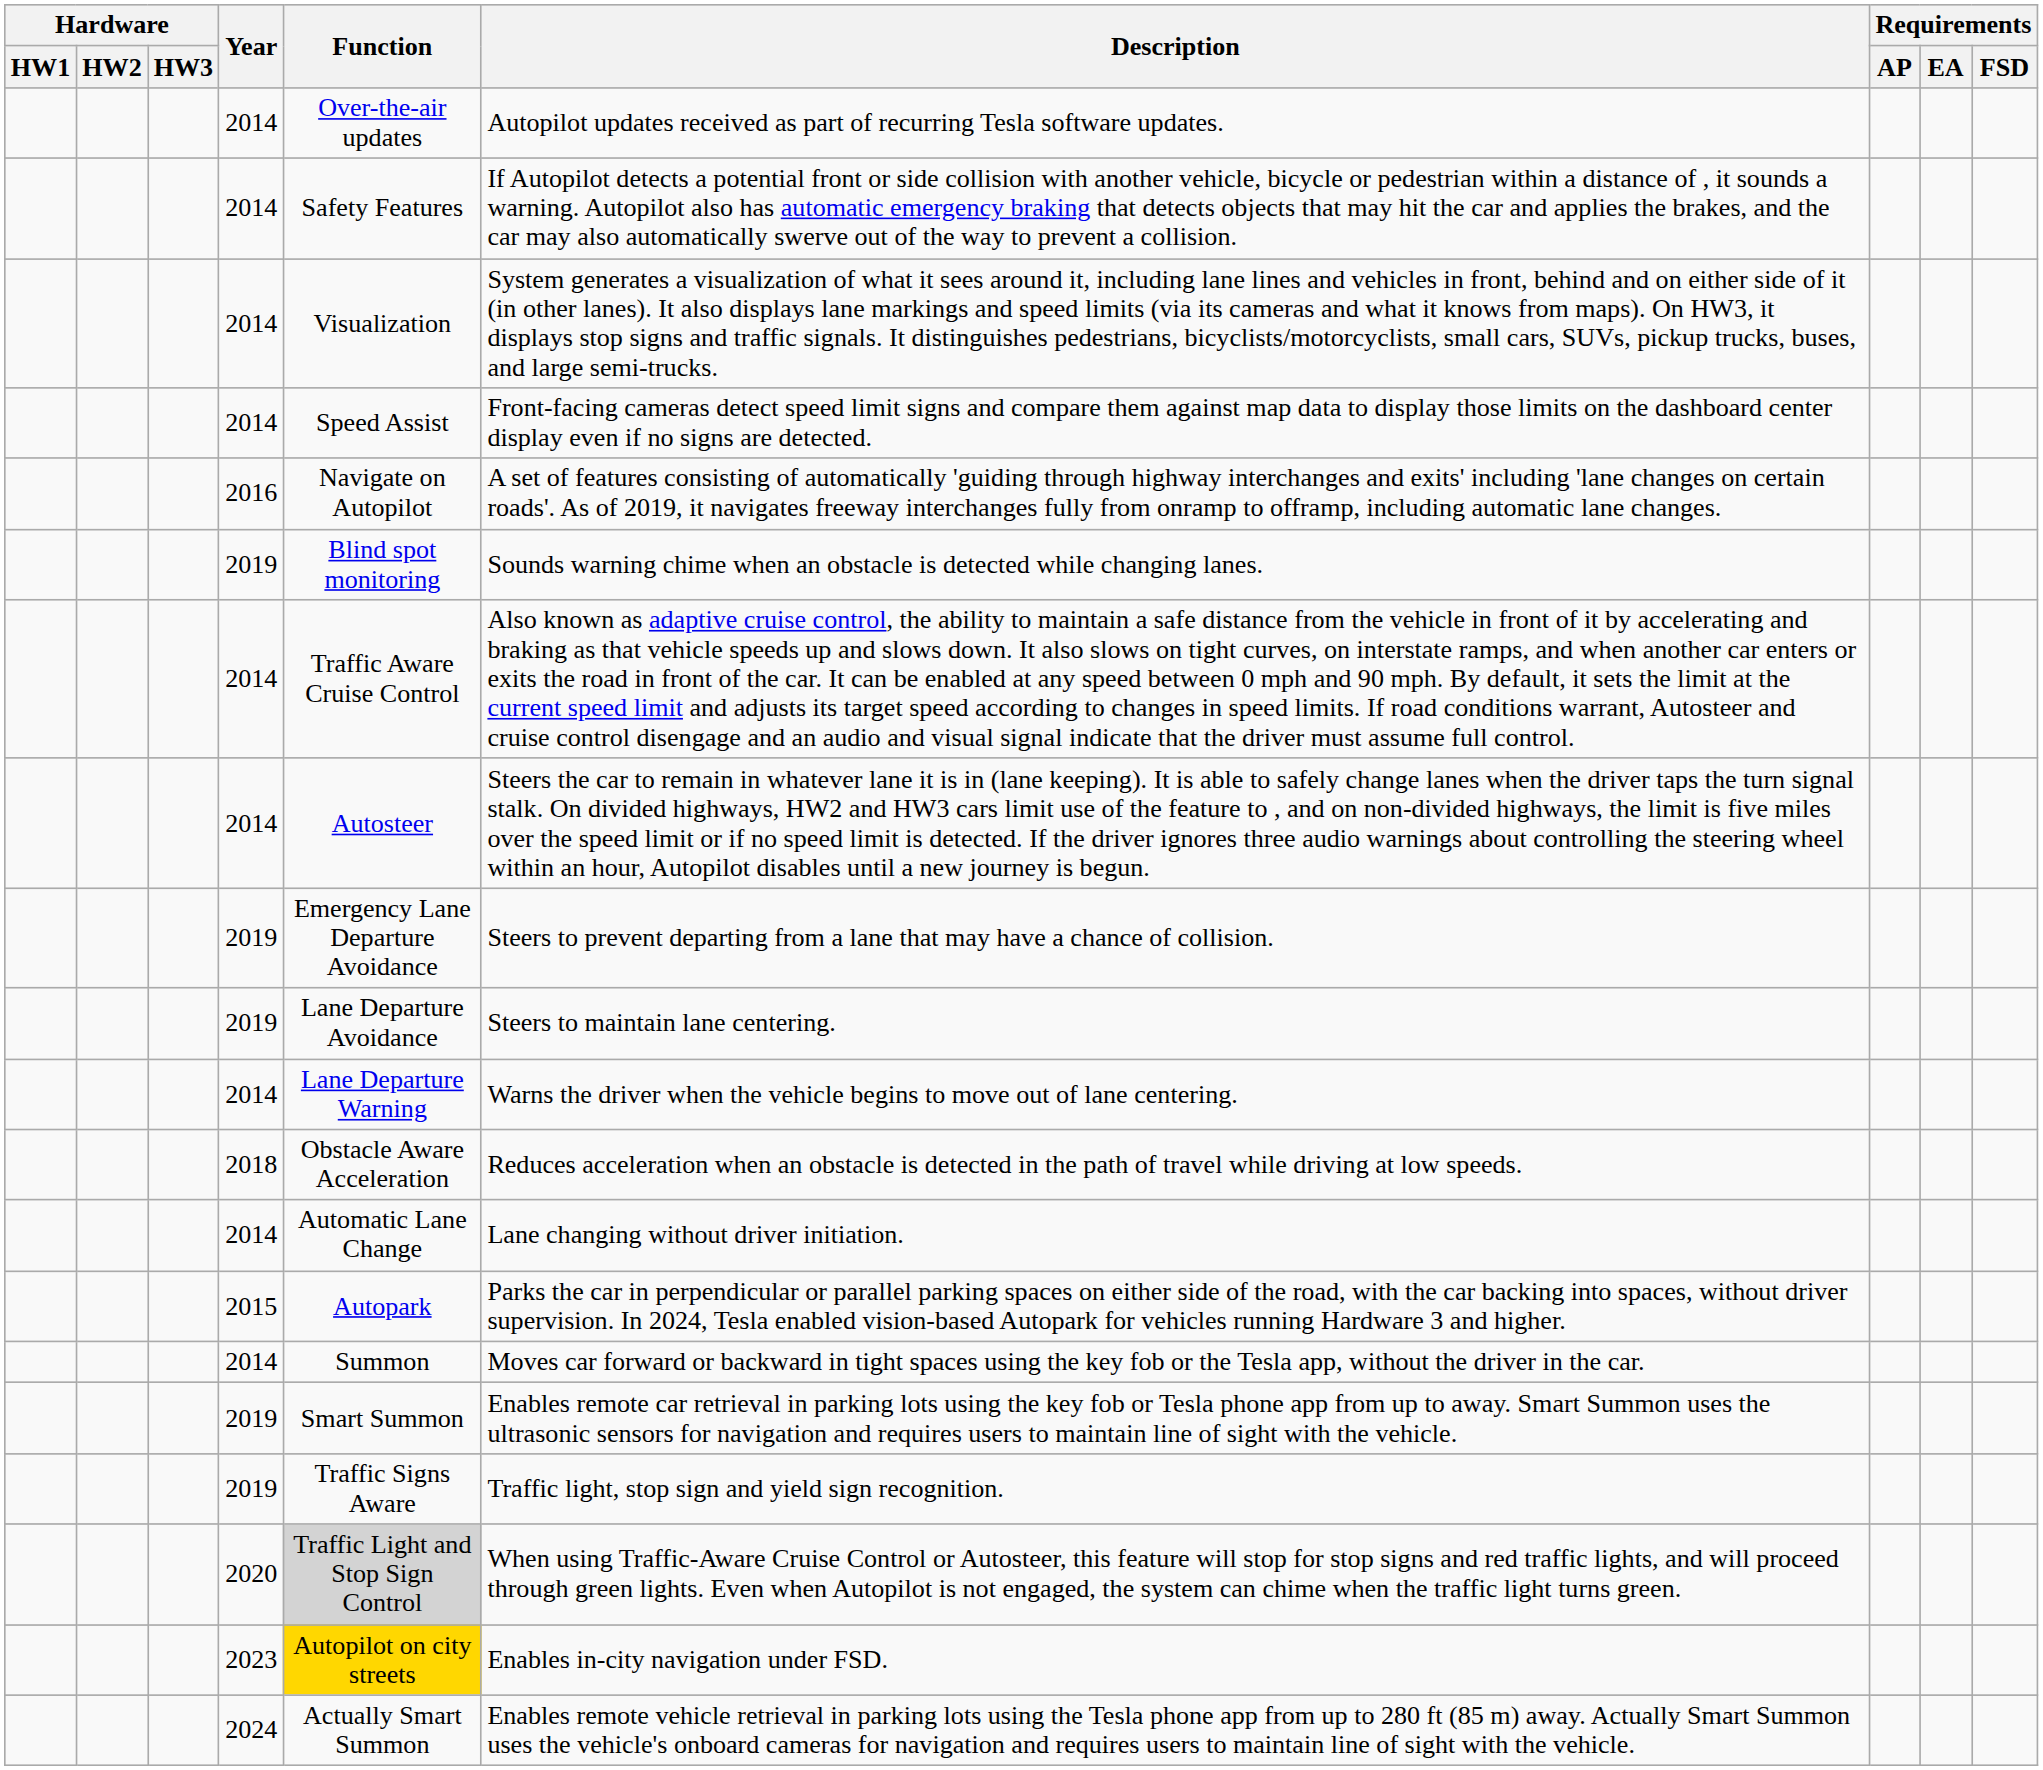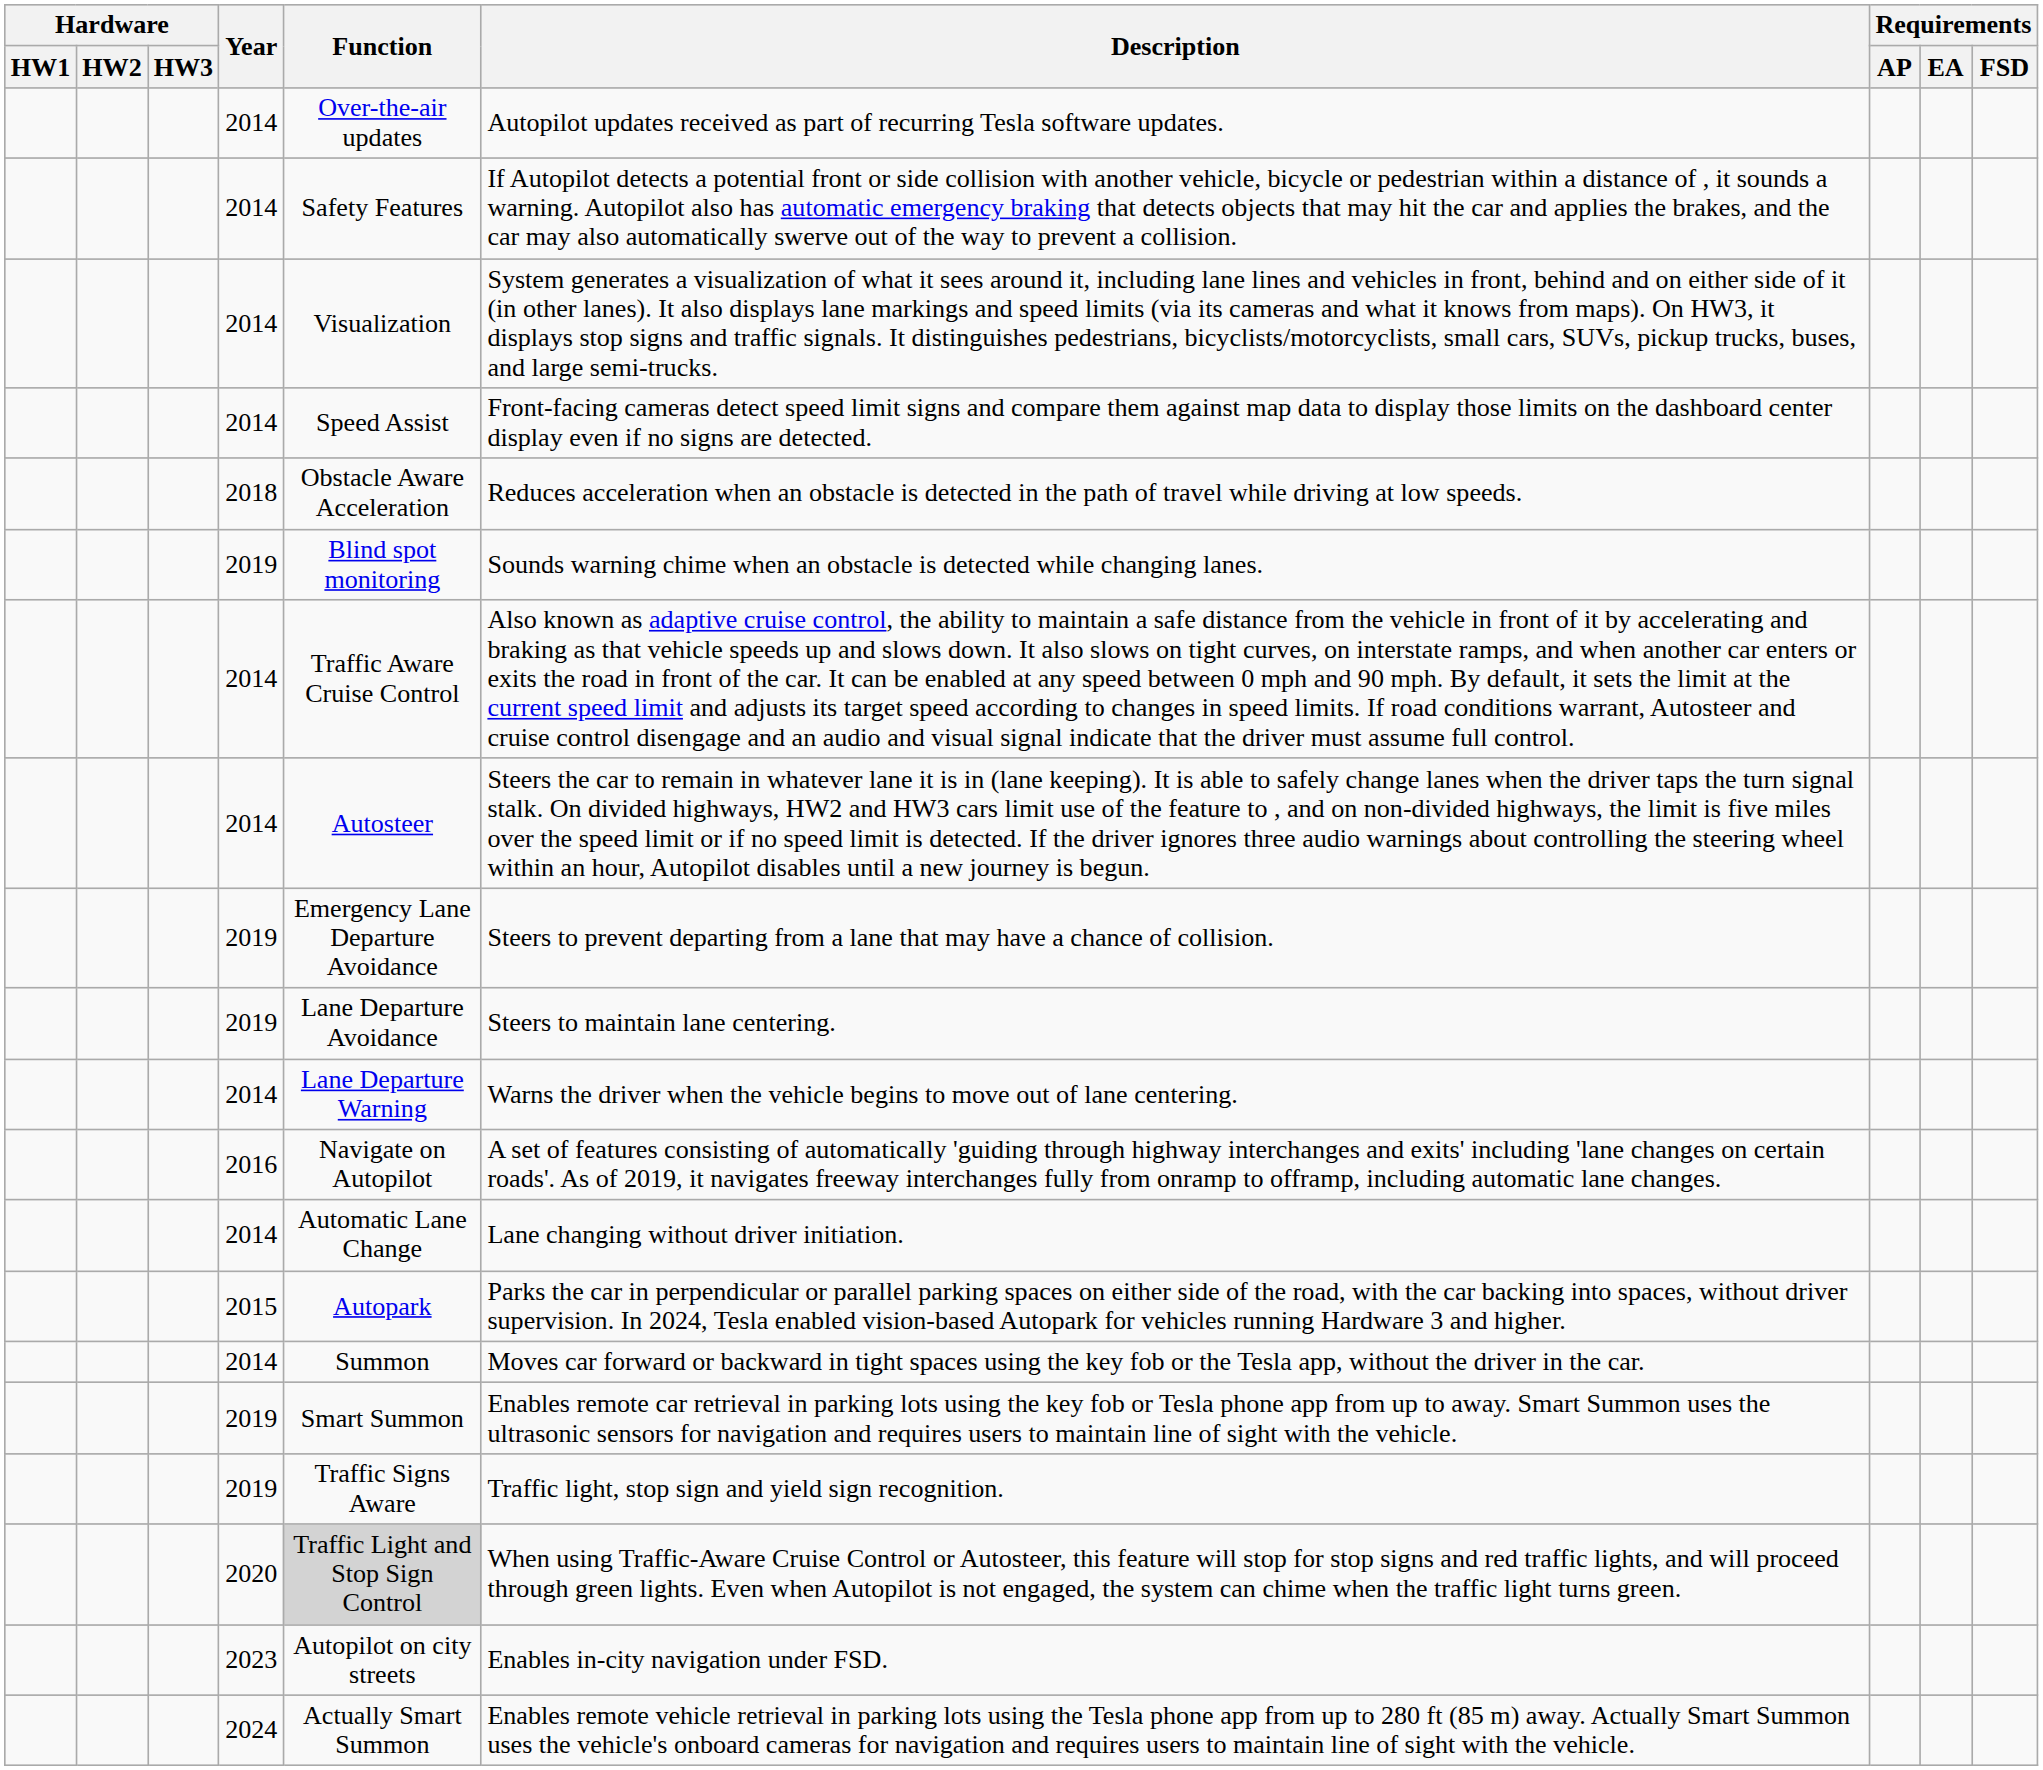rows swapped: (41, 1165) <-> (41, 494)
(382, 1659) gold background -> (382, 1659) no background
